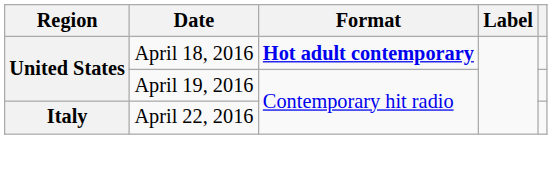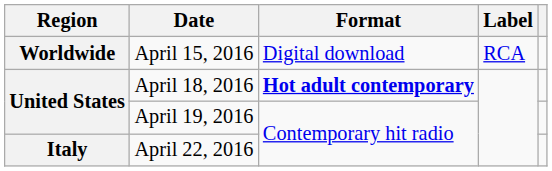+ row: (194, 52)
